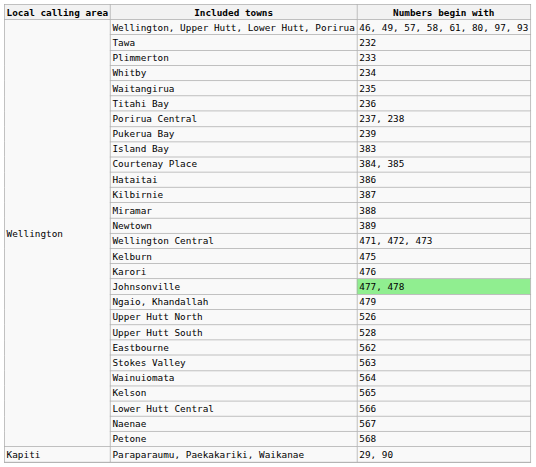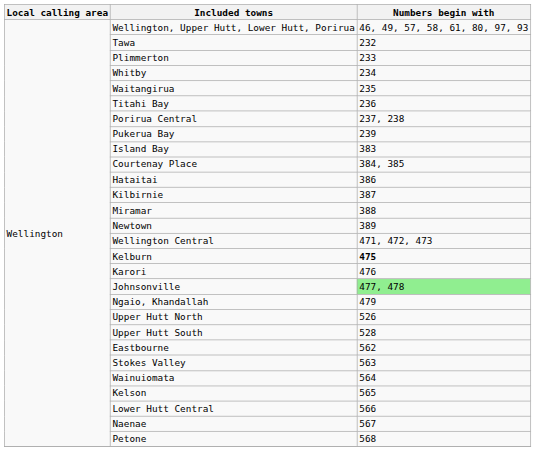(368, 256) normal -> (368, 256) bold
- row: (208, 454)
